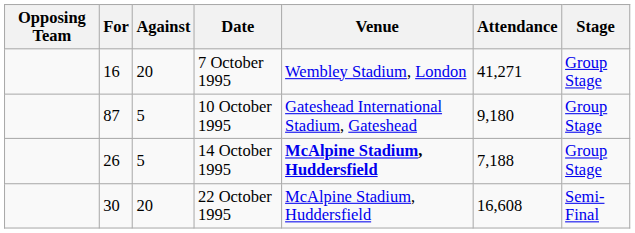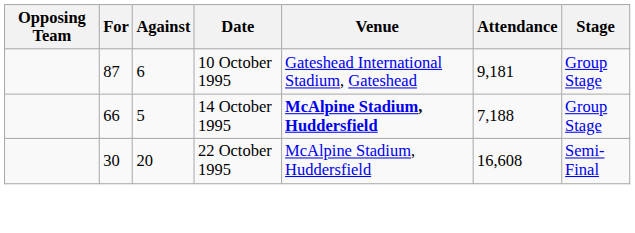- row: (231, 71)
(141, 116) 5 -> (141, 71) 6
(496, 116) 9,180 -> (496, 71) 9,181
(111, 160) 26 -> (111, 116) 66
